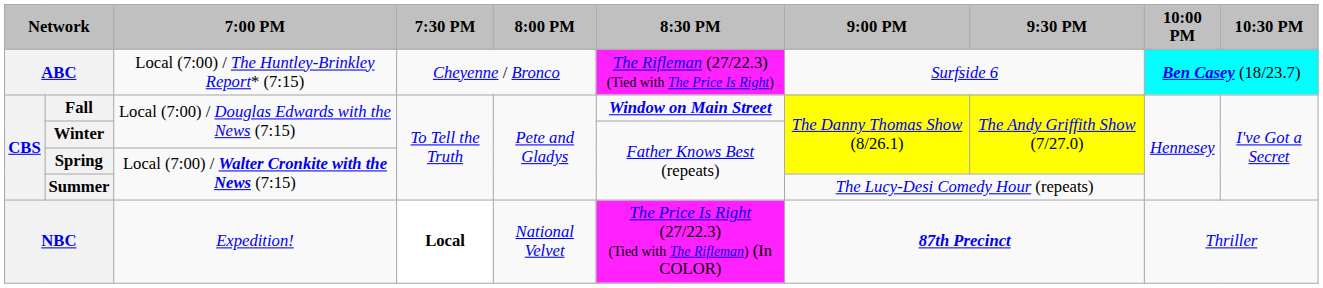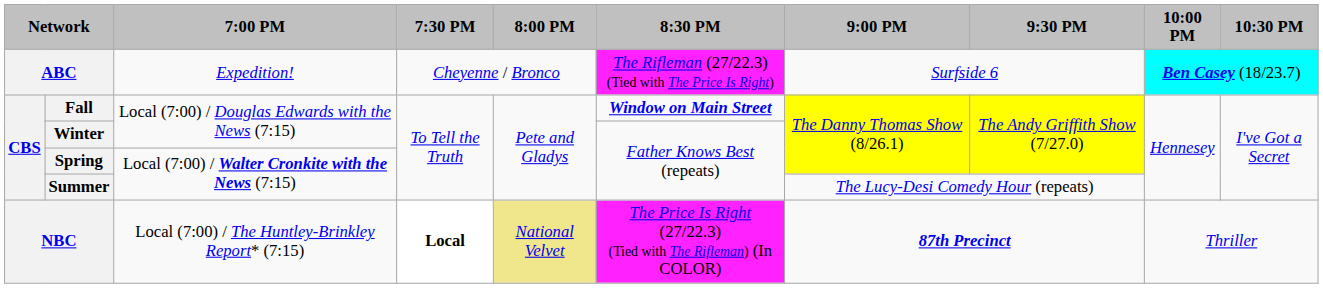(255, 72) Local (7:00) / The Huntley-Brinkley Report* (7:15) -> (255, 72) Expedition!
(255, 241) Expedition! -> (255, 241) Local (7:00) / The Huntley-Brinkley Report* (7:15)
(545, 241) no background -> (545, 241) khaki background
